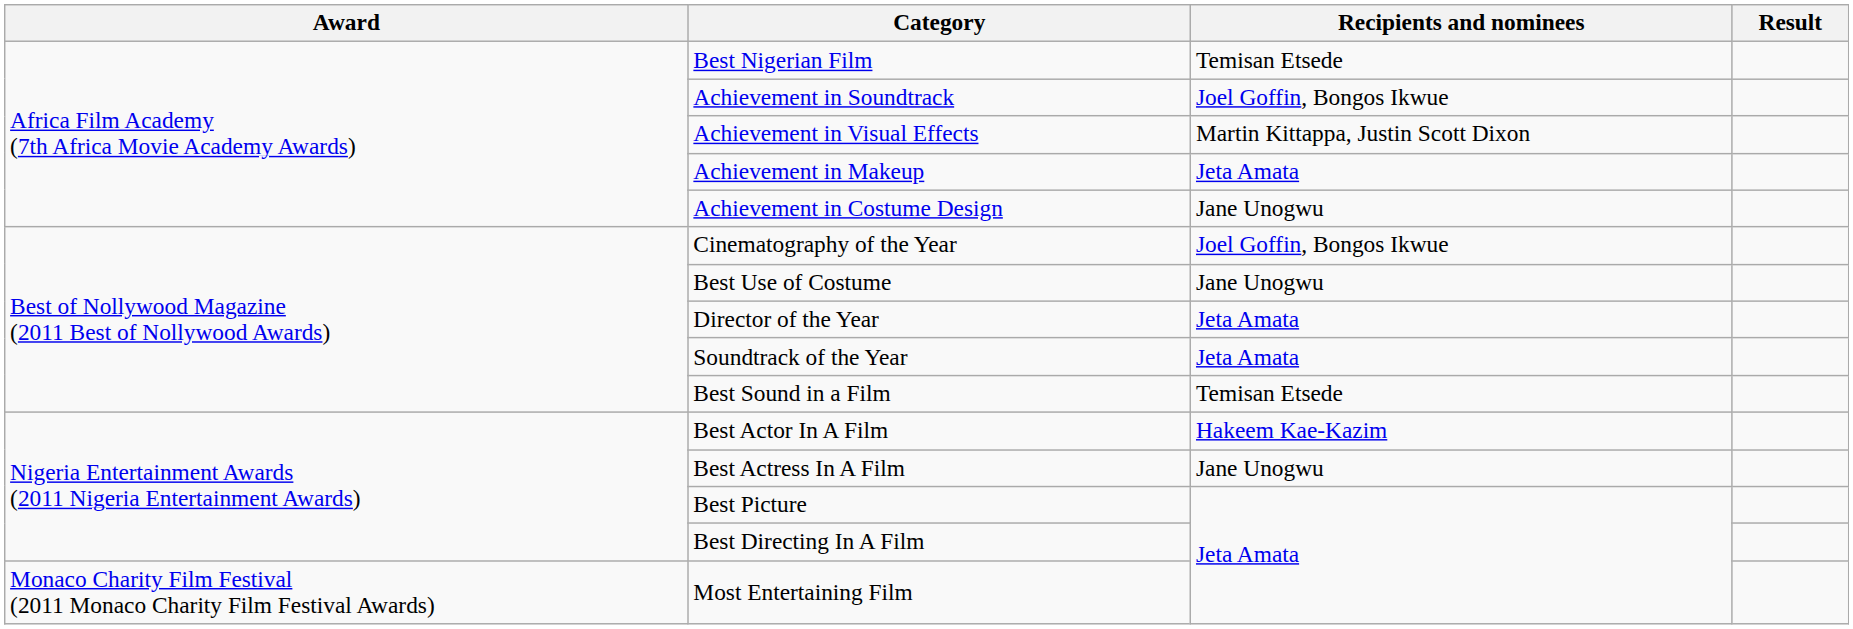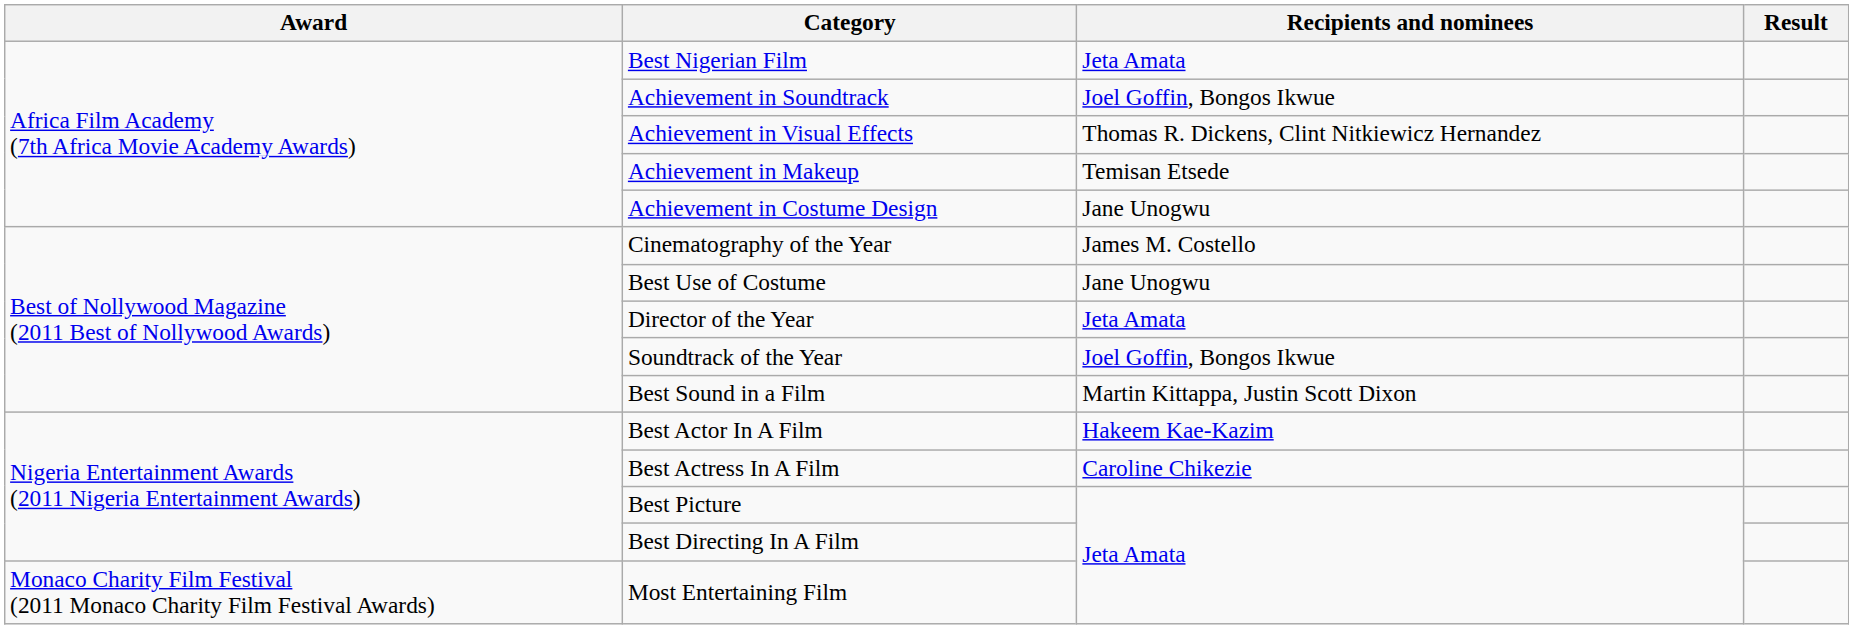(1269, 60) Temisan Etsede -> (1134, 60) Jeta Amata
(1363, 134) Martin Kittappa, Justin Scott Dixon -> (1312, 134) Thomas R. Dickens, Clint Nitkiewicz Hernandez
(1248, 171) Jeta Amata -> (1156, 171) Temisan Etsede
(1322, 245) Joel Goffin, Bongos Ikwue -> (1169, 245) James M. Costello
(1248, 356) Jeta Amata -> (1209, 356) Joel Goffin, Bongos Ikwue
(1269, 393) Temisan Etsede -> (1249, 393) Martin Kittappa, Justin Scott Dixon
(1260, 467) Jane Unogwu -> (1167, 467) Caroline Chikezie
